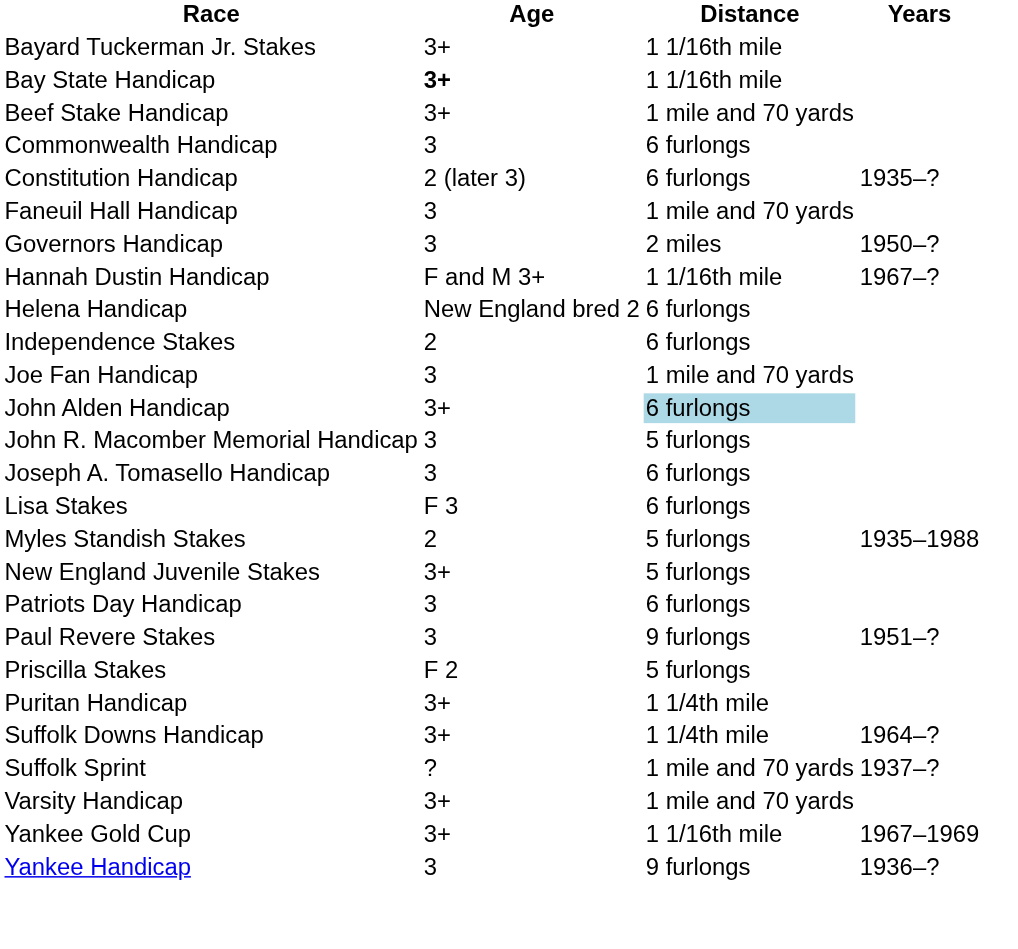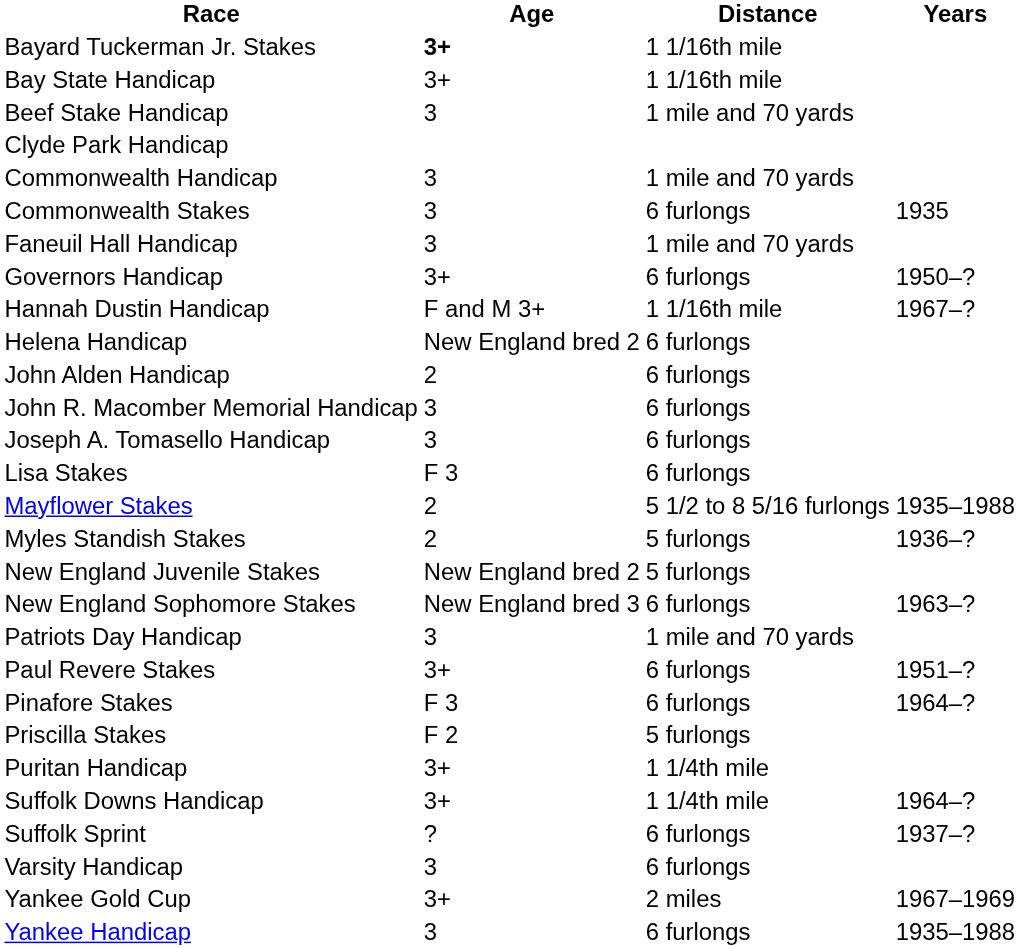(437, 47) normal -> (437, 47) bold
(437, 80) bold -> (437, 80) normal
(437, 112) 3+ -> (430, 112) 3
+ row: (116, 145)
(698, 145) 6 furlongs -> (750, 178) 1 mile and 70 yards
+ row: (127, 211)
- row: (121, 178)
(430, 244) 3 -> (437, 276) 3+
(684, 244) 2 miles -> (698, 276) 6 furlongs
- row: (120, 342)
- row: (101, 375)
(437, 407) 3+ -> (430, 375) 2
(698, 407) lightblue background -> (698, 375) no background
(698, 440) 5 furlongs -> (698, 407) 6 furlongs
+ row: (99, 506)
(920, 539) 1935–1988 -> (935, 539) 1936–?
(437, 571) 3+ -> (532, 571) New England bred 2
+ row: (180, 604)
(698, 604) 6 furlongs -> (750, 637) 1 mile and 70 yards
(430, 637) 3 -> (437, 670) 3+
(698, 637) 9 furlongs -> (698, 670) 6 furlongs
+ row: (89, 703)
(750, 768) 1 mile and 70 yards -> (698, 834) 6 furlongs
(437, 801) 3+ -> (430, 866) 3
(750, 801) 1 mile and 70 yards -> (698, 866) 6 furlongs
(714, 834) 1 1/16th mile -> (684, 899) 2 miles
(698, 866) 9 furlongs -> (698, 932) 6 furlongs
(900, 866) 1936–? -> (955, 932) 1935–1988
